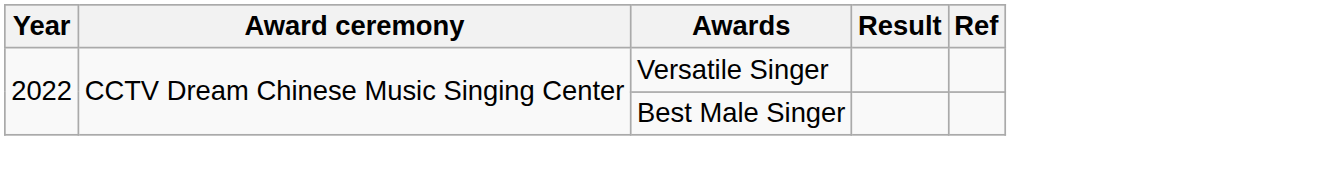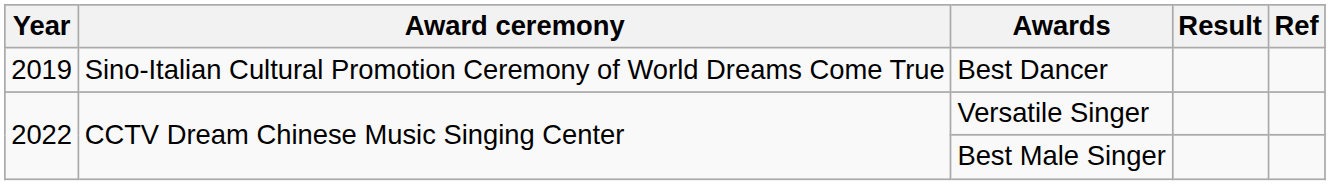+ row: (1033, 69)
